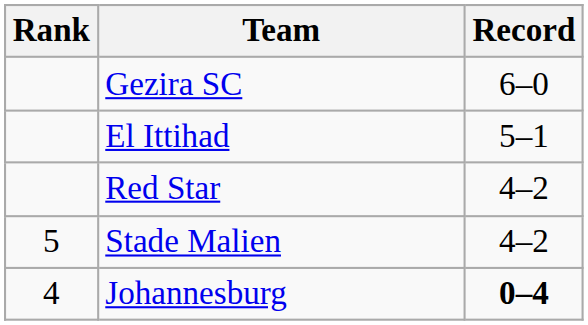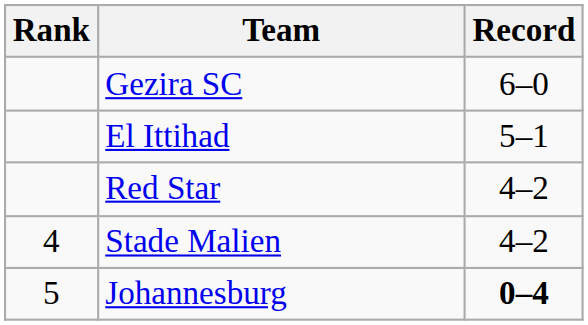(51, 240) 5 -> (51, 240) 4
(51, 293) 4 -> (51, 293) 5
